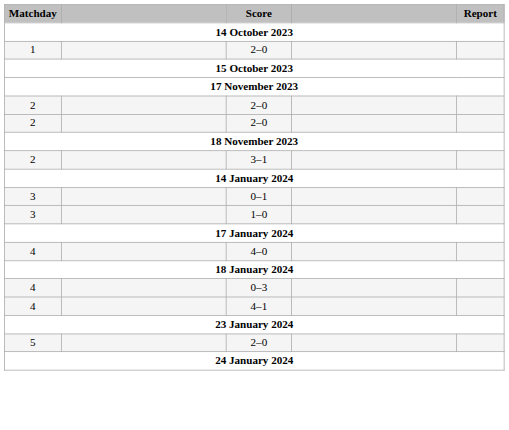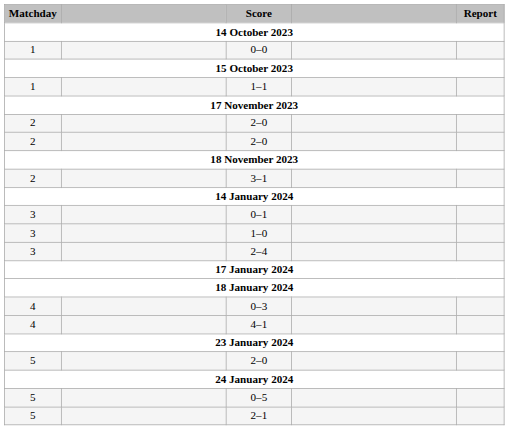- row: (33, 50)
+ row: (33, 50)
+ row: (33, 87)
+ row: (33, 251)
- row: (33, 251)
+ row: (33, 398)
+ row: (33, 416)
